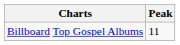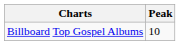(154, 31) 11 -> (154, 31) 10
